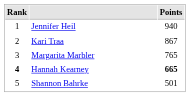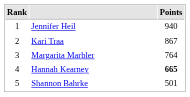(171, 55) 765 -> (171, 55) 764
(17, 69) bold -> (17, 69) normal
